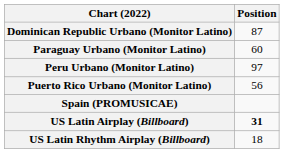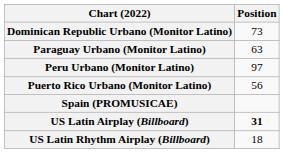(257, 31) 87 -> (257, 31) 73
(257, 49) 60 -> (257, 49) 63
